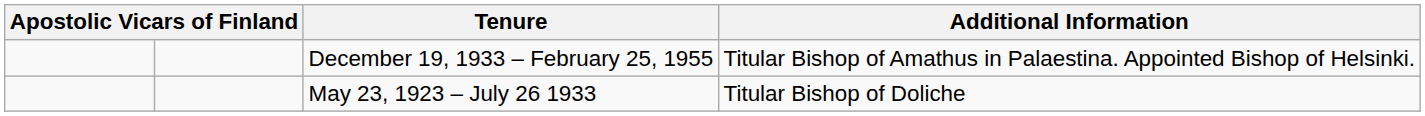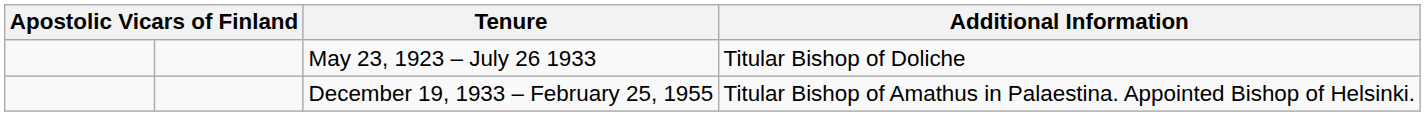rows swapped: (452, 93) <-> (511, 57)
